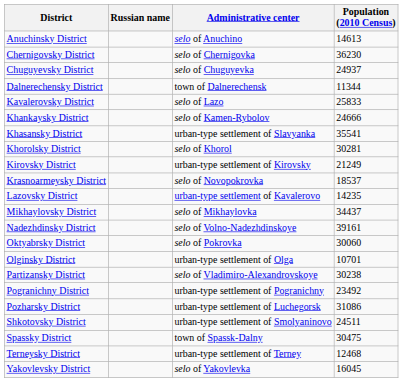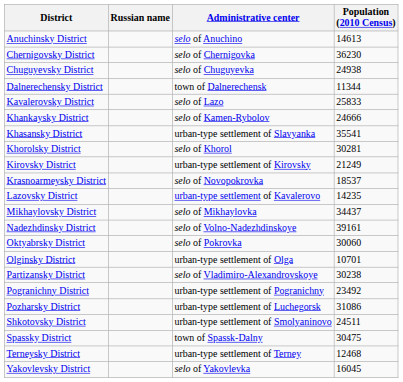(349, 70) 24937 -> (349, 70) 24938
